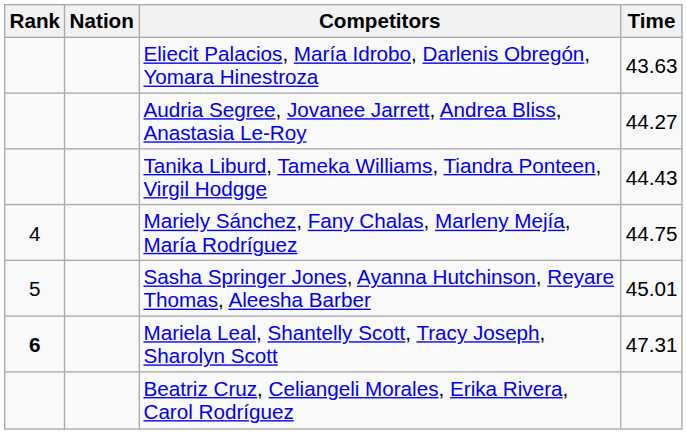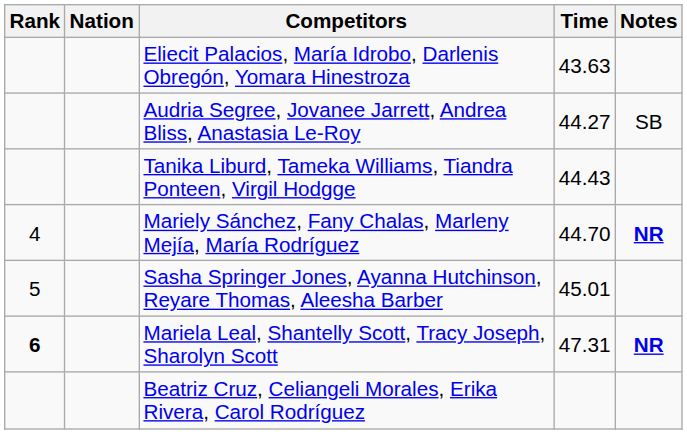+ column: (649, 21)
(652, 233) 44.75 -> (585, 233) 44.70
